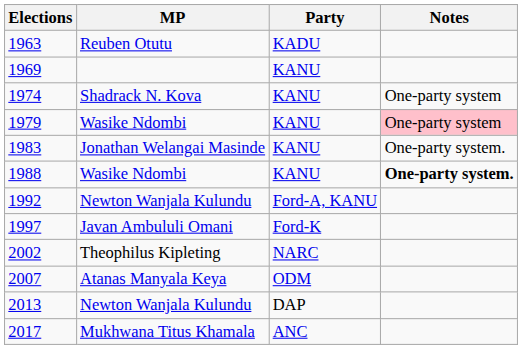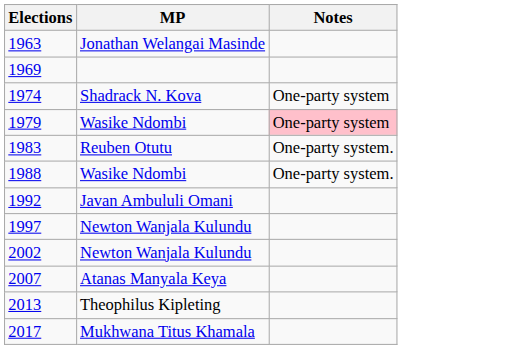- column: (325, 17)
(126, 43) Reuben Otutu -> (173, 43) Jonathan Welangai Masinde
(173, 148) Jonathan Welangai Masinde -> (126, 148) Reuben Otutu
(449, 174) bold -> (333, 174) normal
(166, 200) Newton Wanjala Kulundu -> (156, 200) Javan Ambululi Omani
(156, 226) Javan Ambululi Omani -> (166, 226) Newton Wanjala Kulundu
(150, 252) Theophilus Kipleting -> (166, 252) Newton Wanjala Kulundu
(166, 305) Newton Wanjala Kulundu -> (150, 305) Theophilus Kipleting
